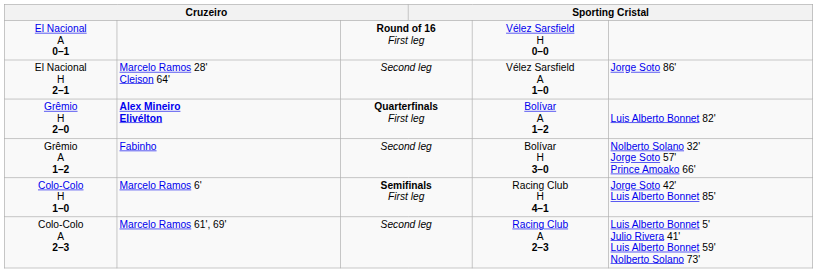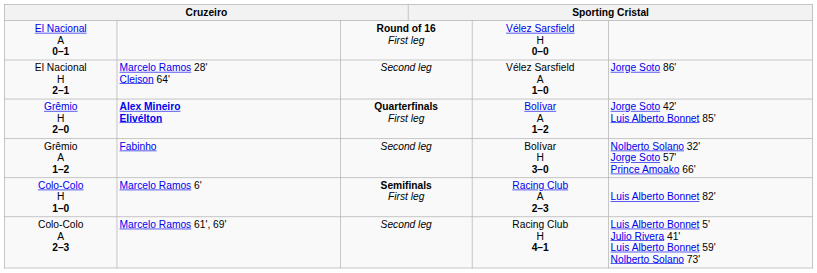(663, 118) Luis Alberto Bonnet 82' -> (663, 113) Jorge Soto 42' Luis Alberto Bonnet 85'
(540, 197) Racing Club H 4–1 -> (540, 197) Racing Club A 2–3
(663, 191) Jorge Soto 42' Luis Alberto Bonnet 85' -> (663, 197) Luis Alberto Bonnet 82'
(540, 236) Racing Club A 2–3 -> (540, 236) Racing Club H 4–1
